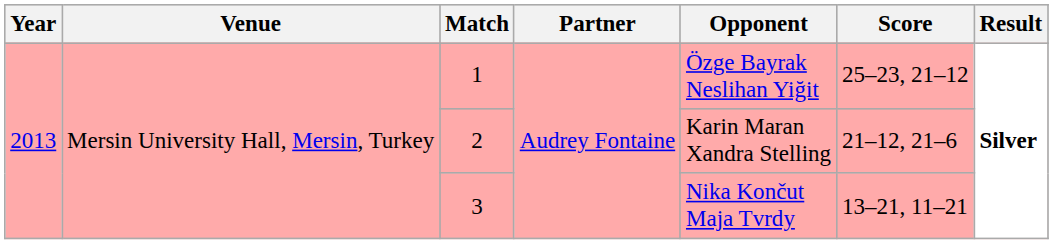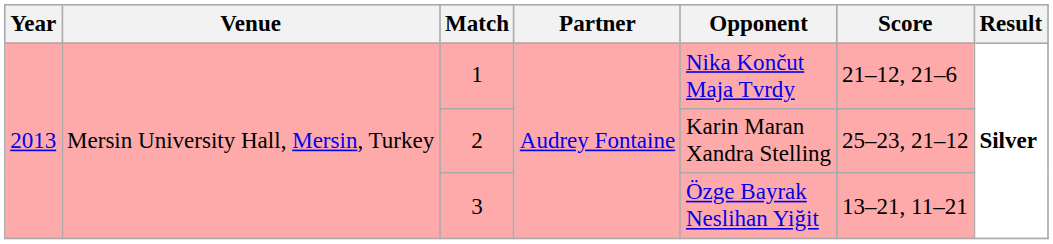(752, 75) Özge Bayrak Neslihan Yiğit -> (745, 75) Nika Končut Maja Tvrdy
(905, 75) 25–23, 21–12 -> (900, 75) 21–12, 21–6
(900, 140) 21–12, 21–6 -> (905, 140) 25–23, 21–12
(745, 205) Nika Končut Maja Tvrdy -> (752, 205) Özge Bayrak Neslihan Yiğit
